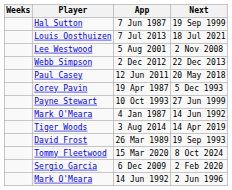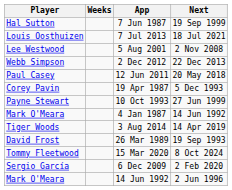columns swapped: (73, 11) <-> (18, 11)
